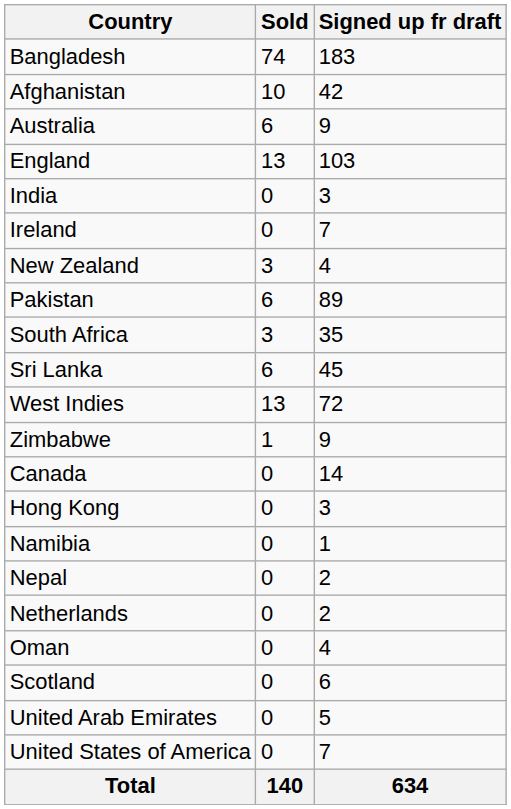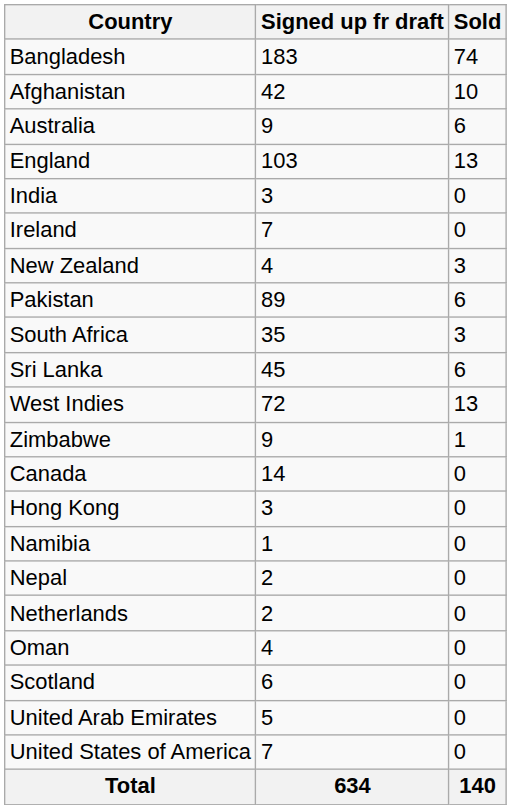columns swapped: (410, 21) <-> (285, 21)
